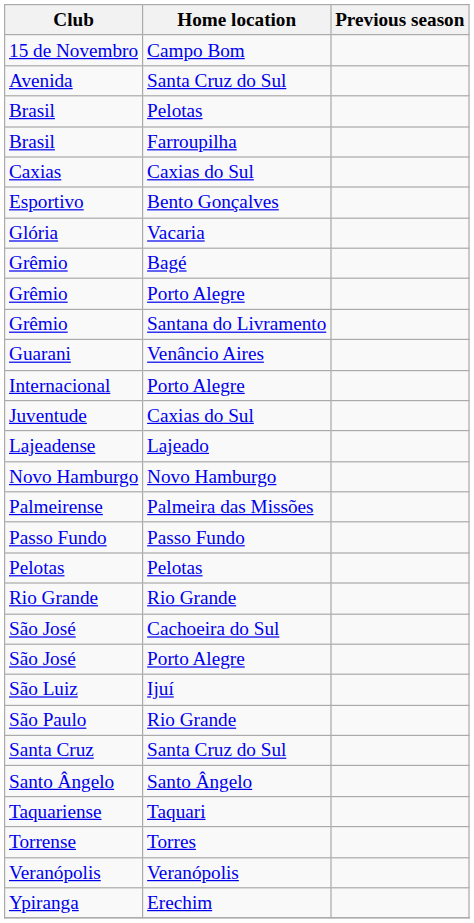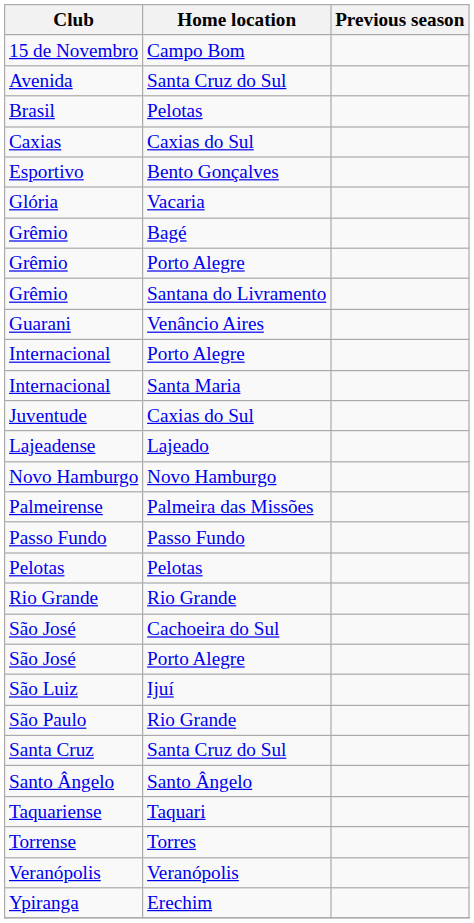- row: (32, 141)
+ row: (60, 385)
